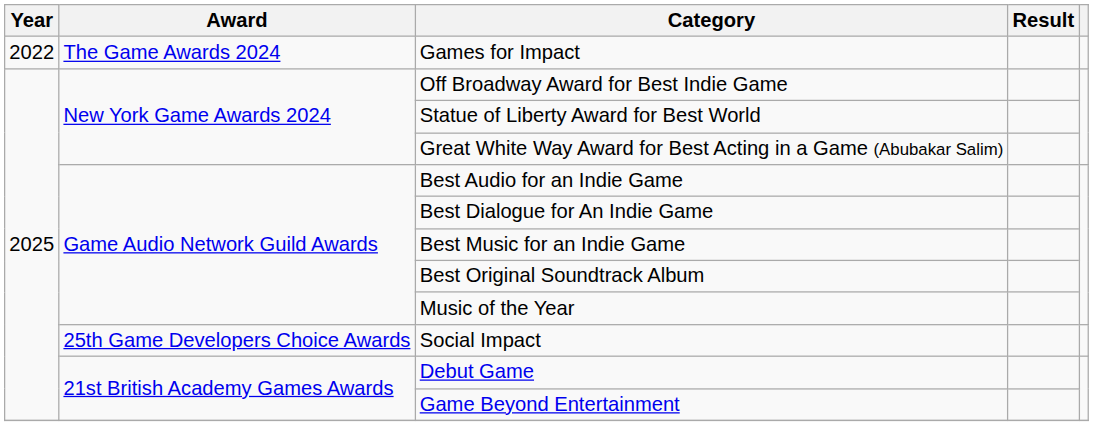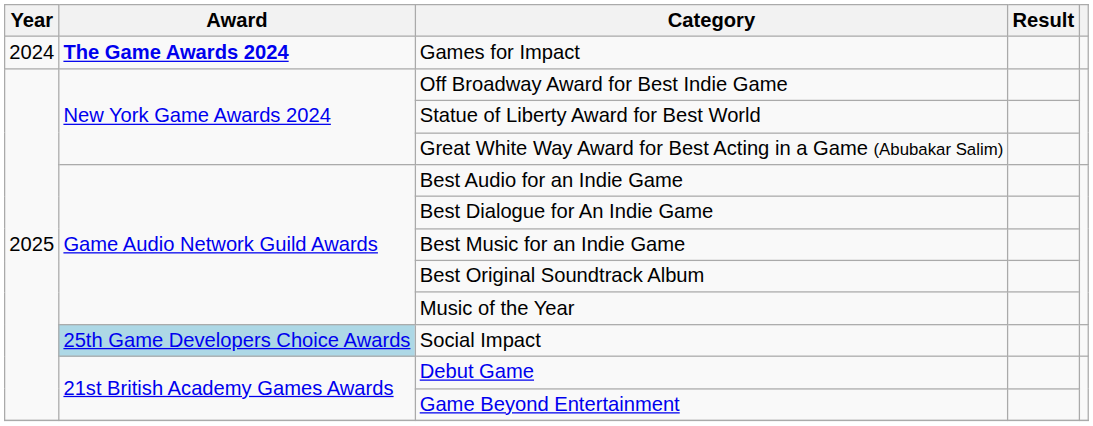(32, 52) 2022 -> (32, 52) 2024
(172, 52) normal -> (176, 52) bold
(237, 340) no background -> (237, 340) lightblue background
